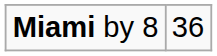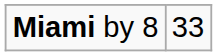(188, 26) 36 -> (188, 26) 33
